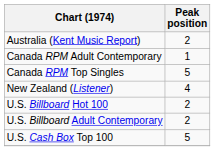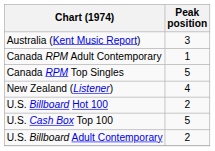(187, 40) 2 -> (187, 40) 3
rows swapped: (85, 121) <-> (60, 137)
